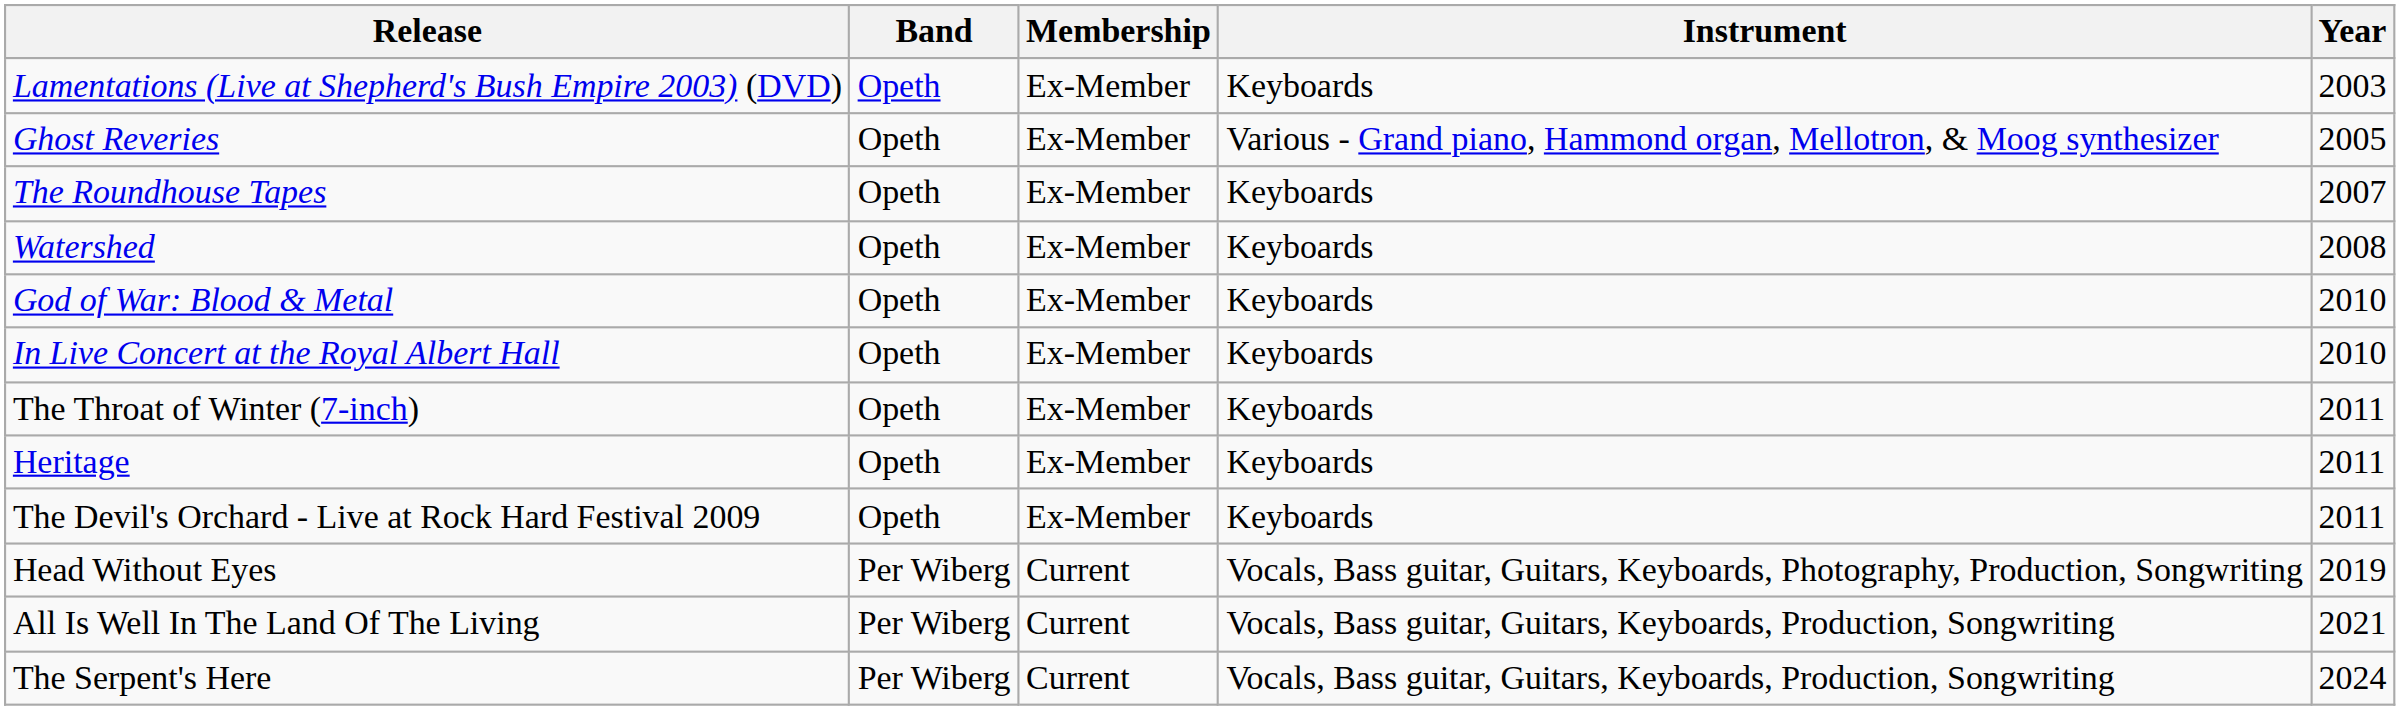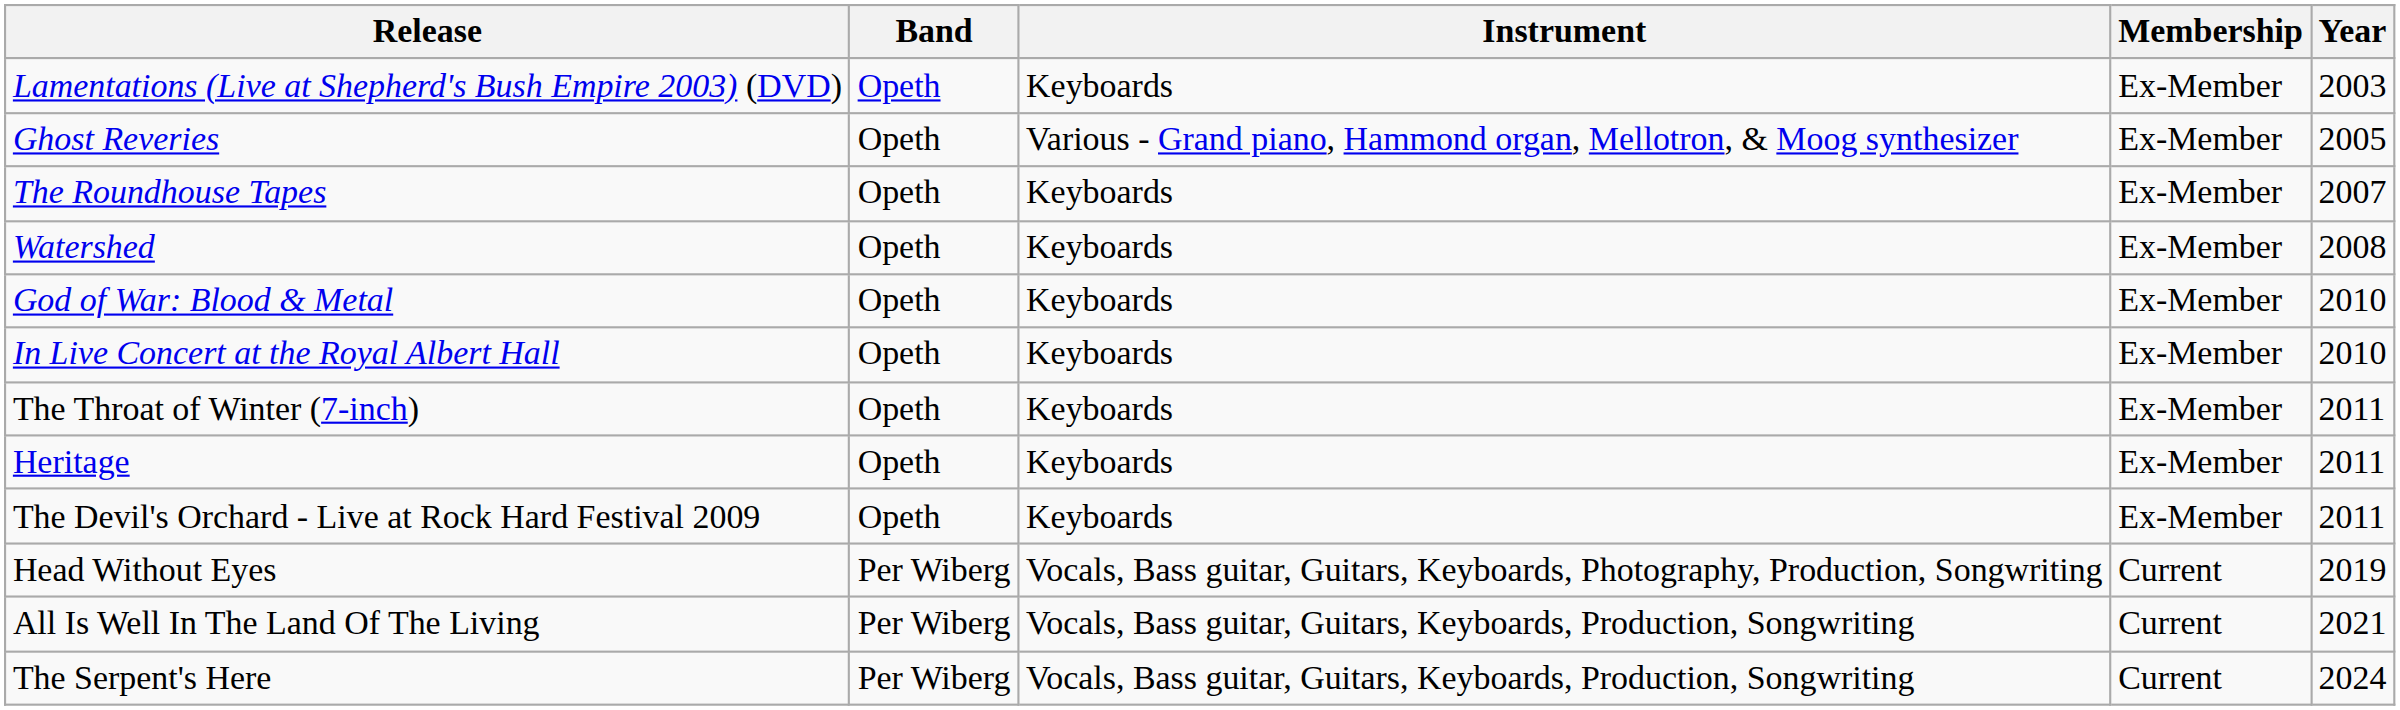columns swapped: (1765, 31) <-> (1118, 31)
